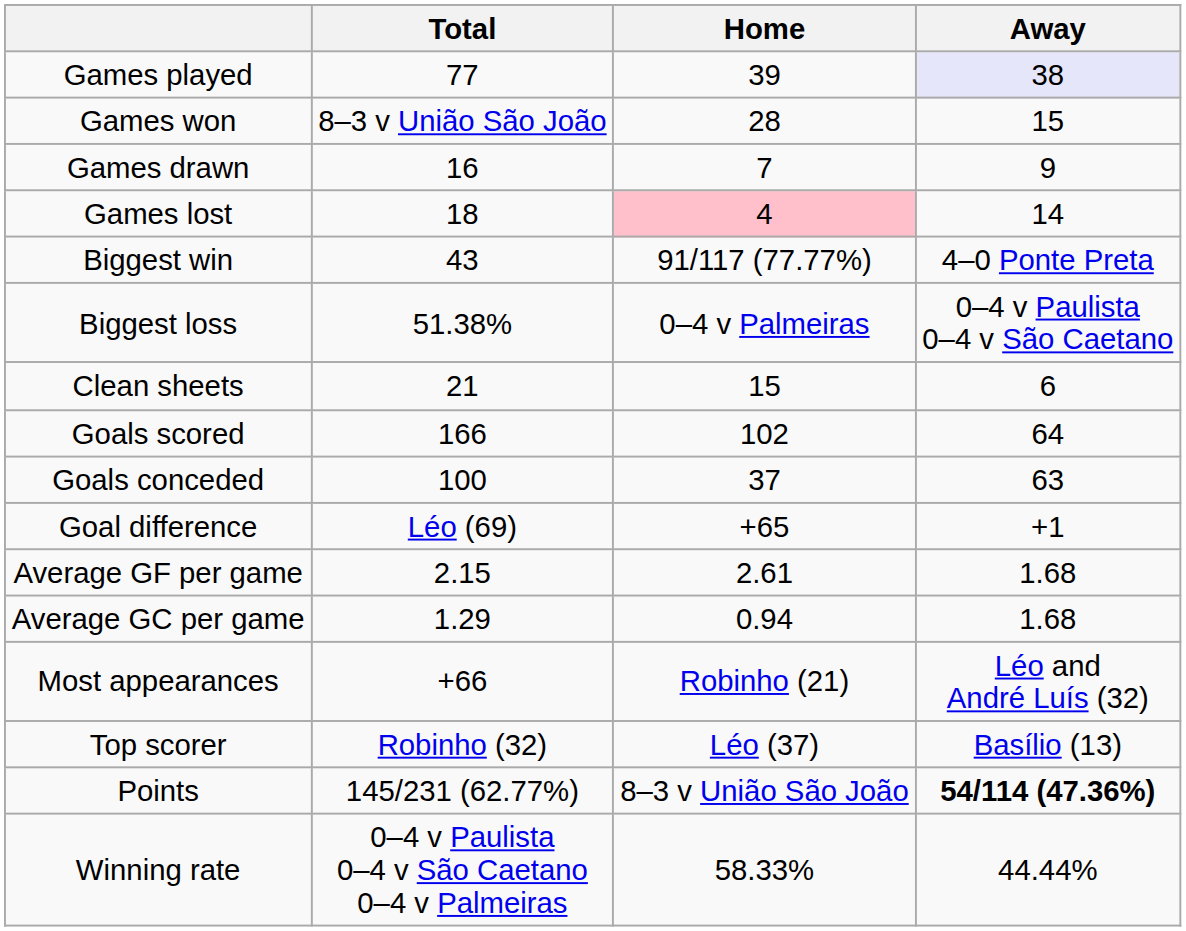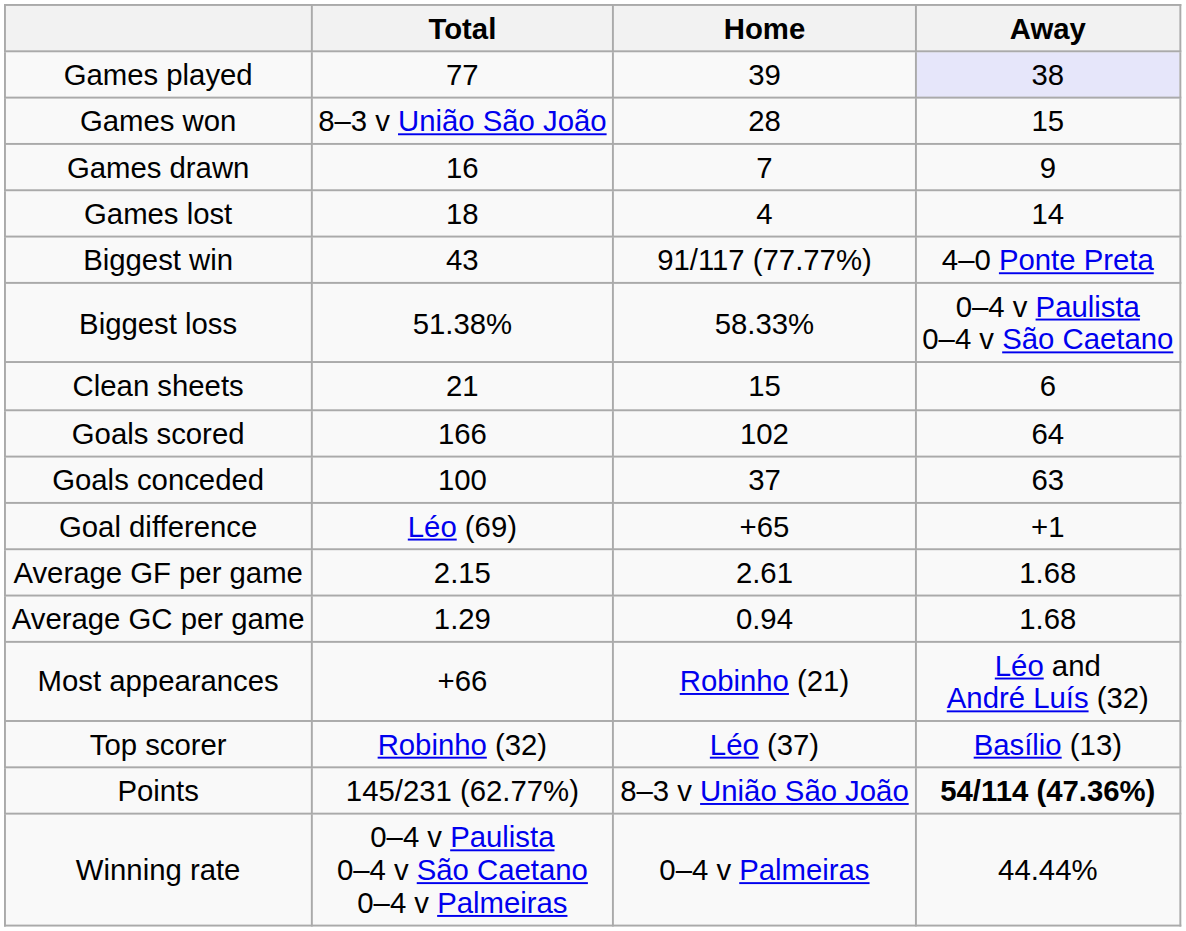(764, 214) pink background -> (764, 214) no background
(764, 323) 0–4 v Palmeiras -> (764, 323) 58.33%
(764, 870) 58.33% -> (764, 870) 0–4 v Palmeiras
